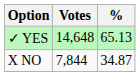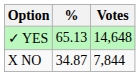columns swapped: (75, 15) <-> (116, 15)
